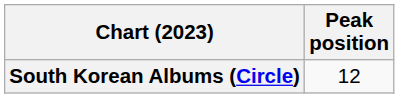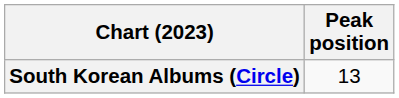(349, 76) 12 -> (349, 76) 13
